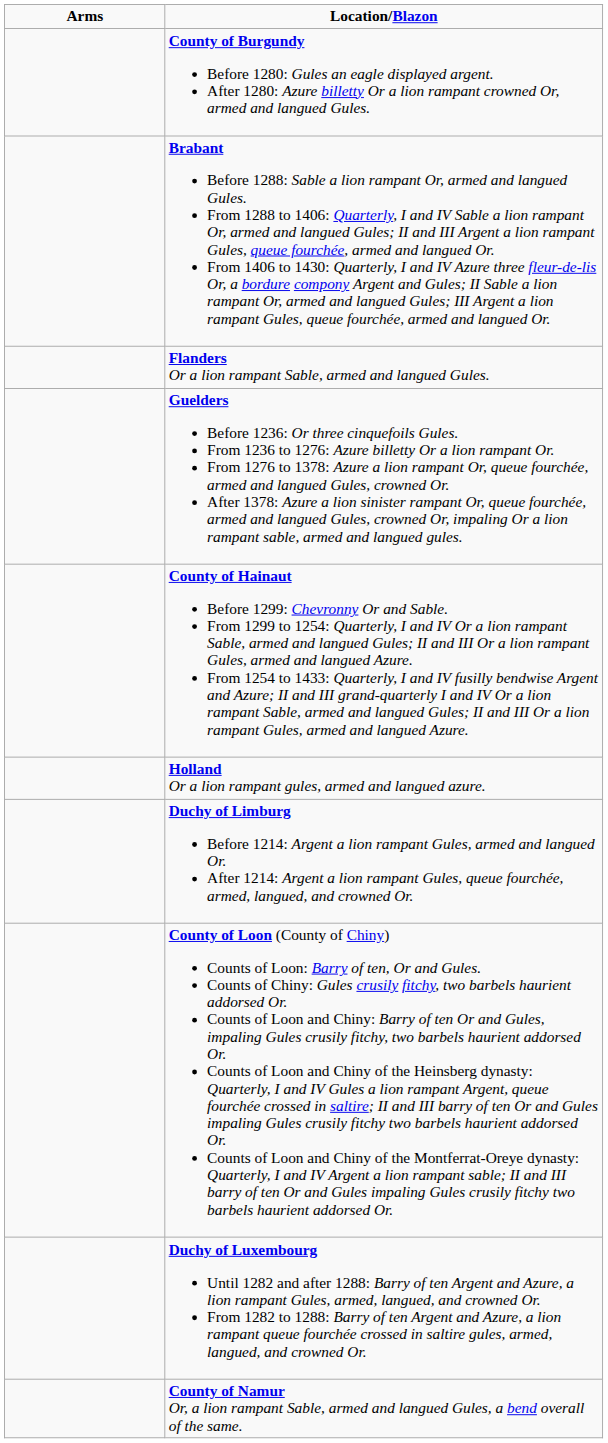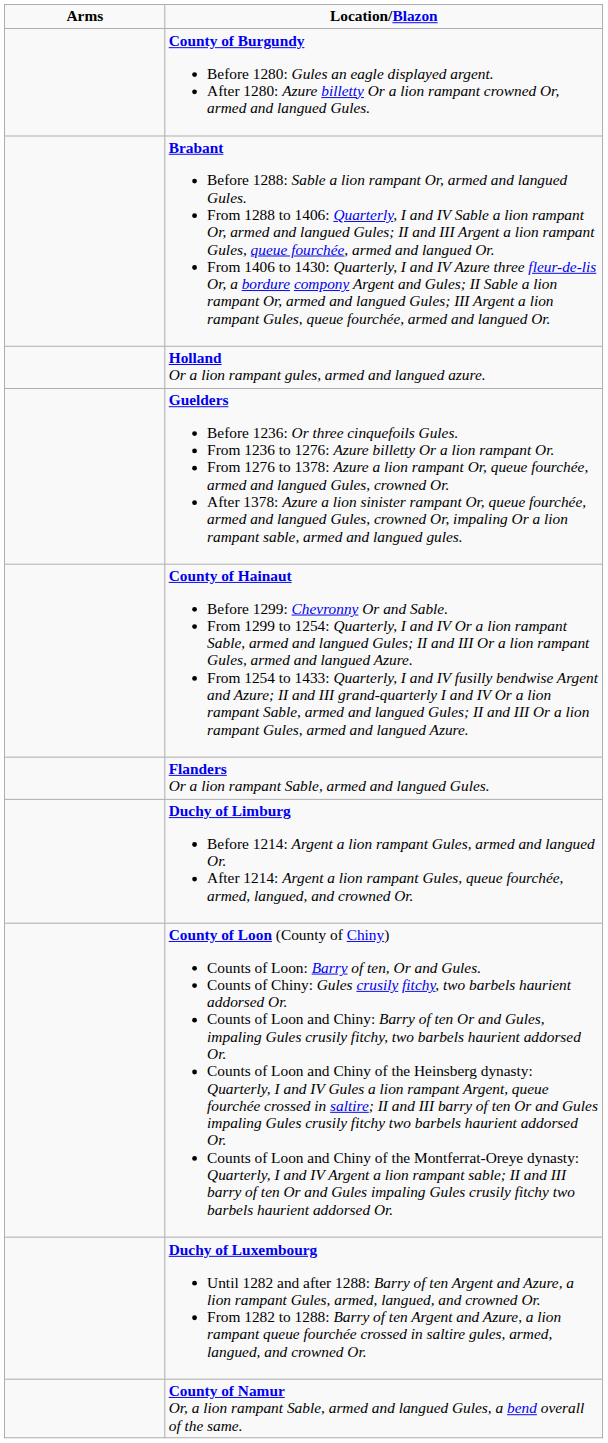rows swapped: (329, 367) <-> (327, 778)
